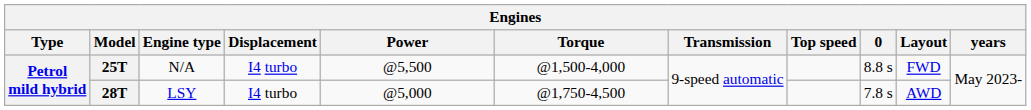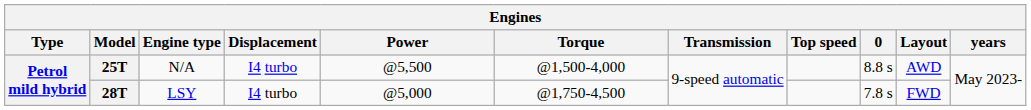(924, 67) FWD -> (924, 67) AWD
(924, 92) AWD -> (924, 92) FWD
